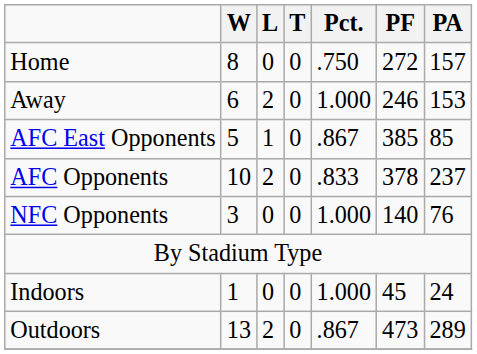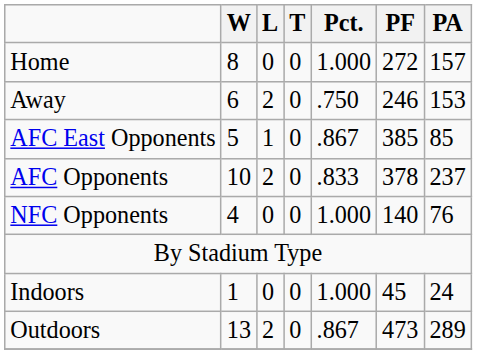(338, 61) .750 -> (344, 61) 1.000
(344, 100) 1.000 -> (338, 100) .750
(233, 215) 3 -> (233, 215) 4
